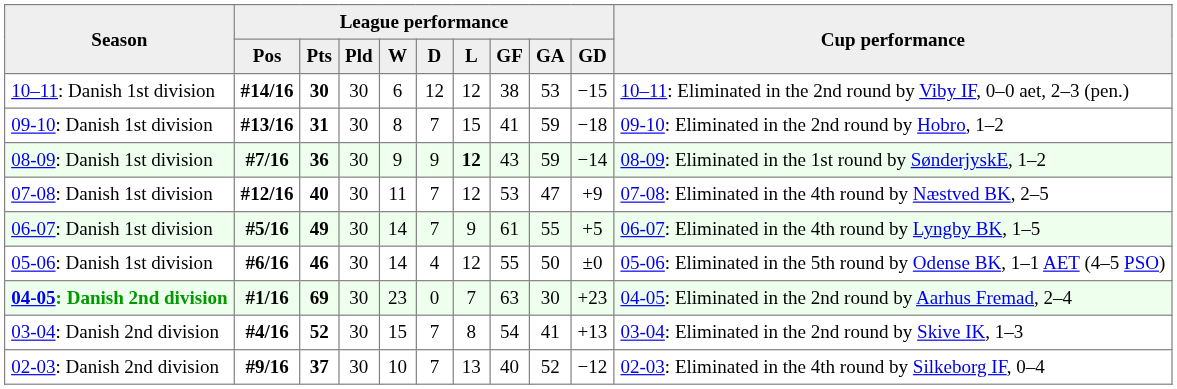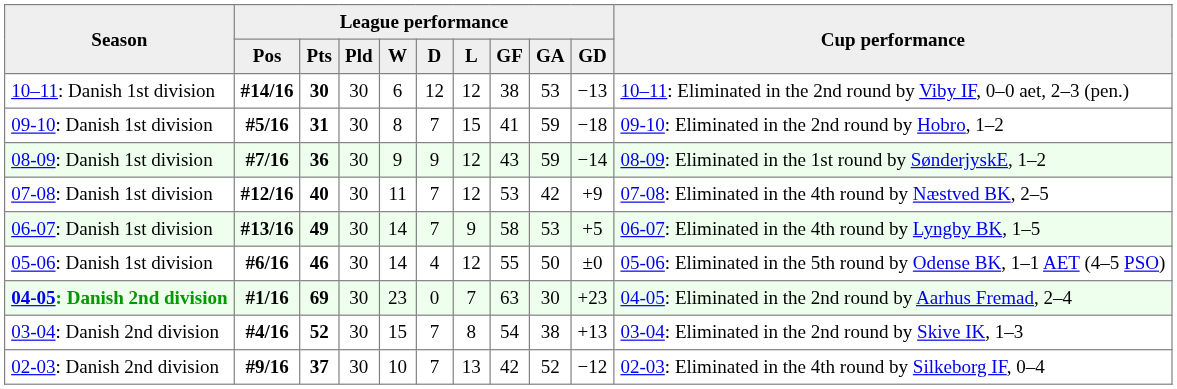(592, 90) −15 -> (592, 90) −13
(267, 125) #13/16 -> (267, 125) #5/16
(471, 159) bold -> (471, 159) normal
(550, 194) 47 -> (550, 194) 42
(267, 228) #5/16 -> (267, 228) #13/16
(510, 228) 61 -> (510, 228) 58
(550, 228) 55 -> (550, 228) 53
(550, 332) 41 -> (550, 332) 38
(510, 366) 40 -> (510, 366) 42
